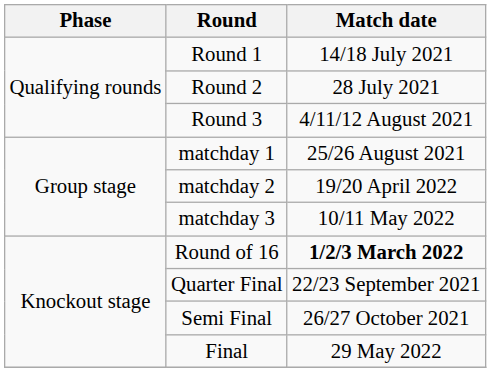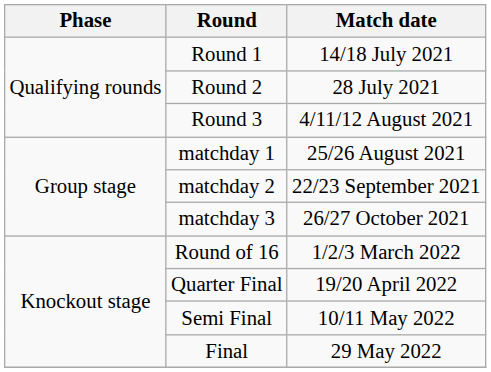(386, 185) 19/20 April 2022 -> (386, 185) 22/23 September 2021
(386, 218) 10/11 May 2022 -> (386, 218) 26/27 October 2021
(386, 251) bold -> (386, 251) normal
(386, 284) 22/23 September 2021 -> (386, 284) 19/20 April 2022
(386, 317) 26/27 October 2021 -> (386, 317) 10/11 May 2022
